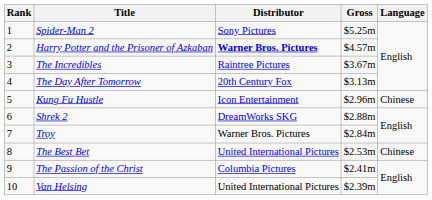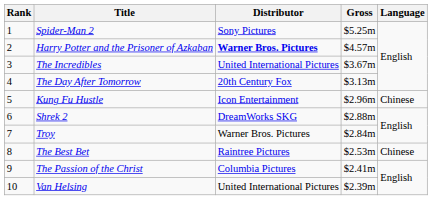(254, 65) Raintree Pictures -> (278, 65) United International Pictures
(278, 151) United International Pictures -> (254, 151) Raintree Pictures
